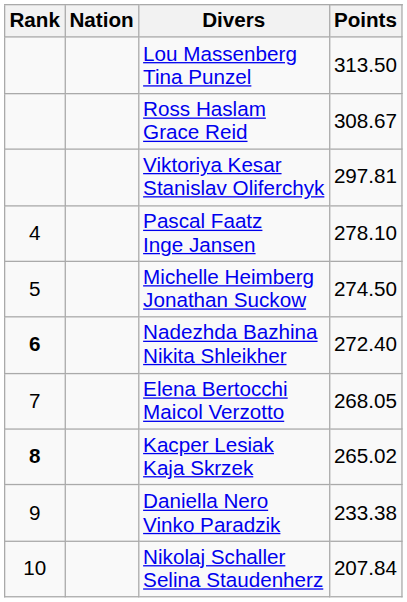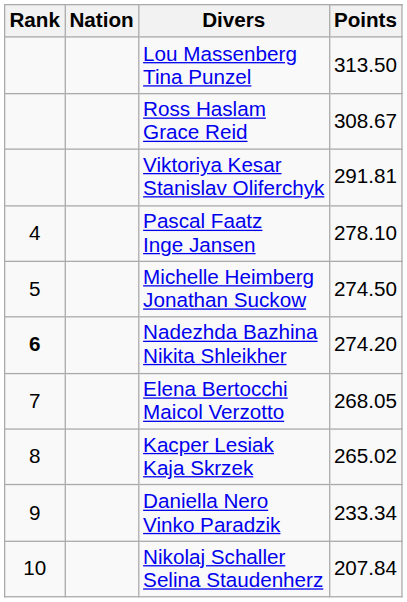(365, 177) 297.81 -> (365, 177) 291.81
(365, 344) 272.40 -> (365, 344) 274.20
(35, 456) bold -> (35, 456) normal
(365, 512) 233.38 -> (365, 512) 233.34
